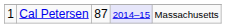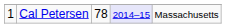(101, 14) 87 -> (101, 14) 78
